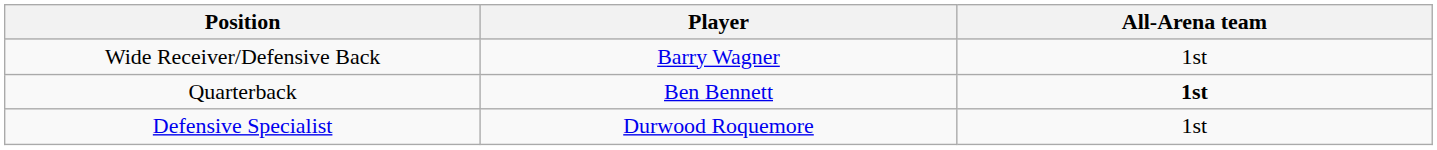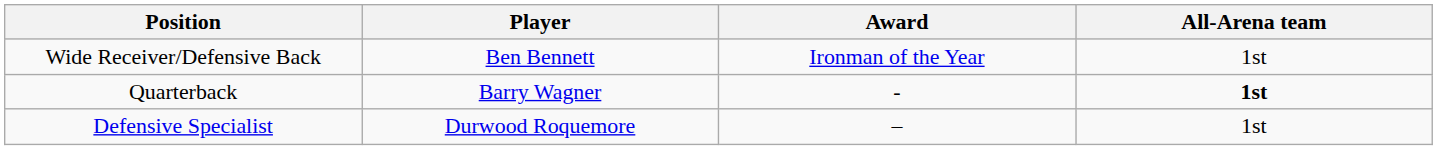+ column: (897, 21)
(718, 56) Barry Wagner -> (540, 56) Ben Bennett
(719, 91) Ben Bennett -> (540, 91) Barry Wagner
